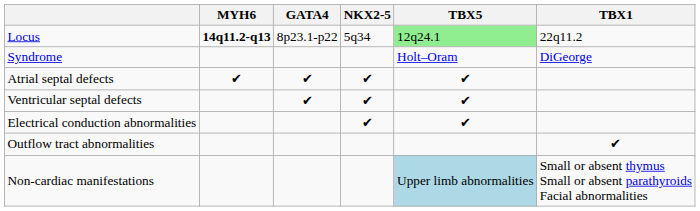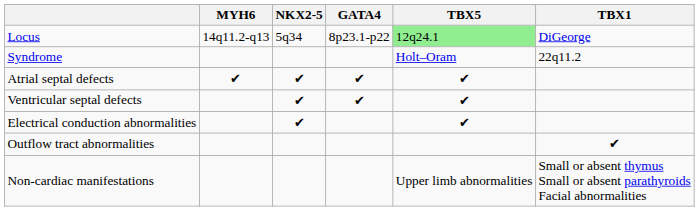columns swapped: (307, 15) <-> (367, 15)
(237, 36) bold -> (236, 36) normal
(561, 36) 22q11.2 -> (564, 36) DiGeorge
(566, 57) DiGeorge -> (560, 57) 22q11.2
(465, 180) lightblue background -> (464, 180) no background
